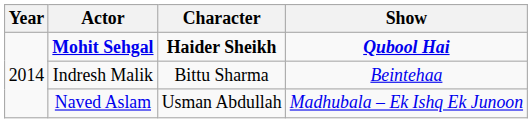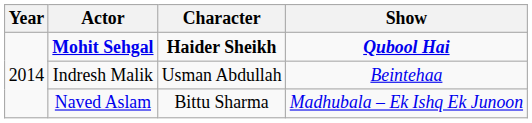(222, 74) Bittu Sharma -> (222, 74) Usman Abdullah
(222, 103) Usman Abdullah -> (222, 103) Bittu Sharma
